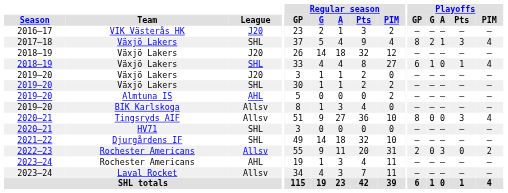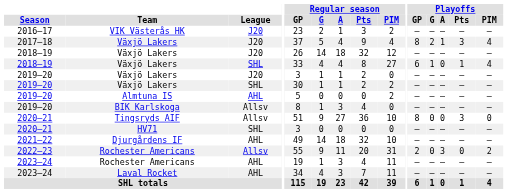(255, 42) SHL -> (255, 42) J20
(489, 118) 4 -> (489, 118) 0
(255, 140) SHL -> (255, 140) AHL
(255, 173) Allsv -> (255, 173) AHL
